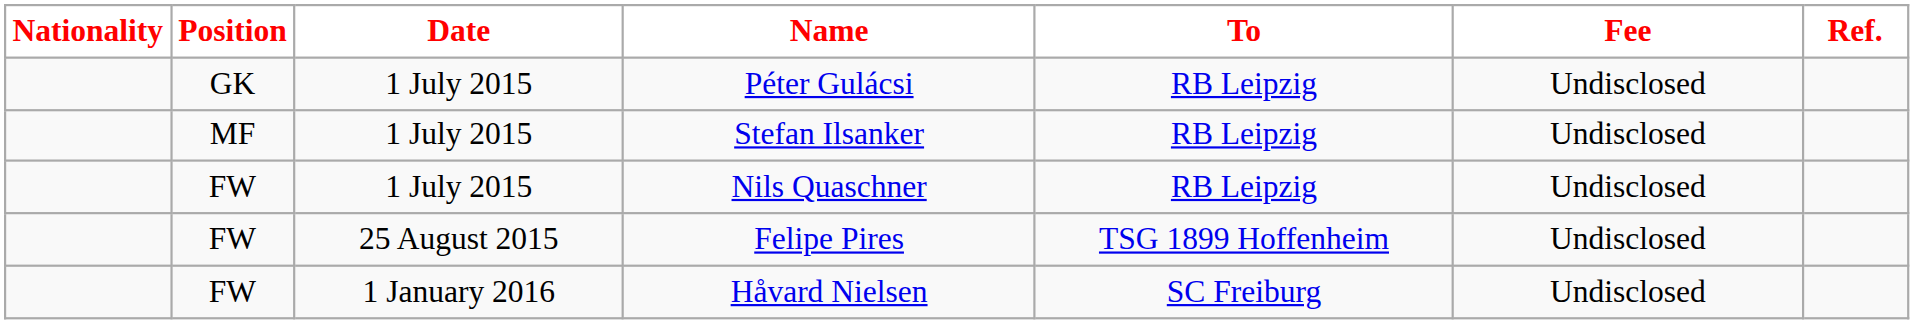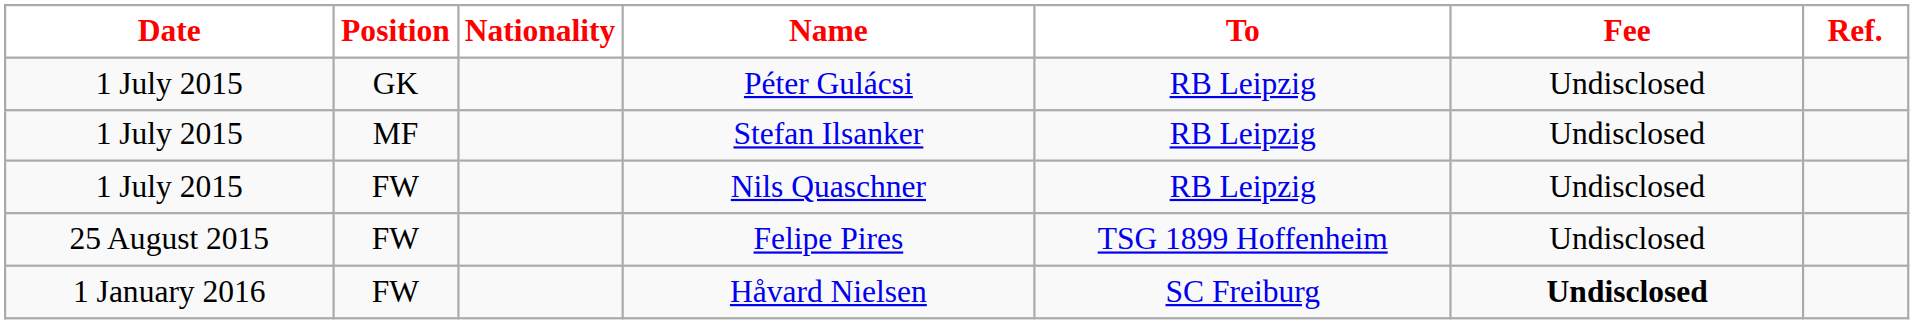columns swapped: (459, 30) <-> (88, 30)
(1628, 290) normal -> (1627, 290) bold
